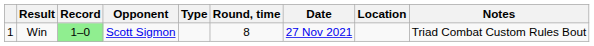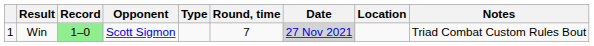(247, 32) 8 -> (247, 32) 7
(319, 32) no background -> (319, 32) lightgrey background
